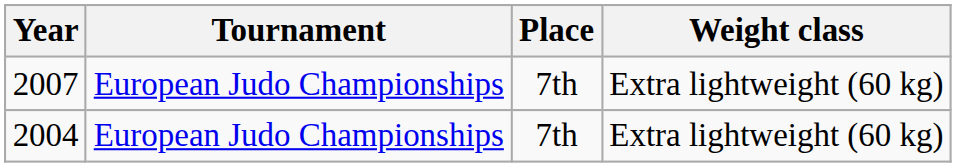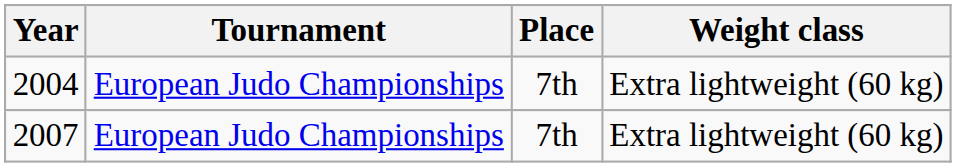rows swapped: (46, 82) <-> (46, 135)
